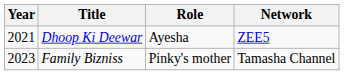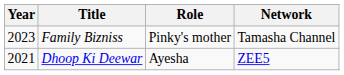rows swapped: (92, 37) <-> (82, 59)
